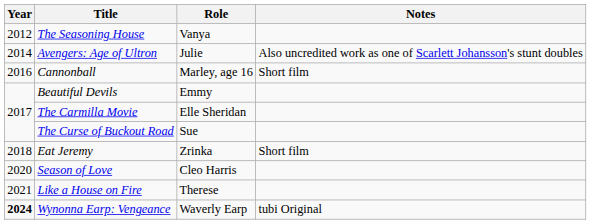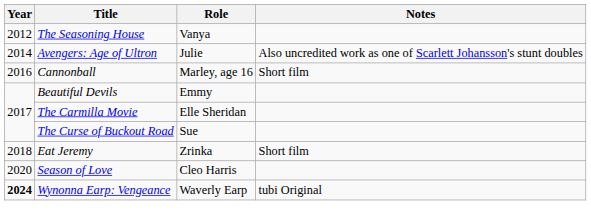- row: (90, 190)
